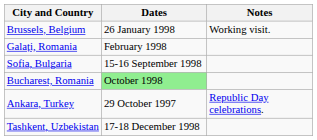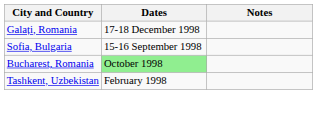- row: (46, 30)
(135, 47) February 1998 -> (152, 30) 17-18 December 1998
- row: (40, 104)
(152, 127) 17-18 December 1998 -> (135, 81) February 1998
